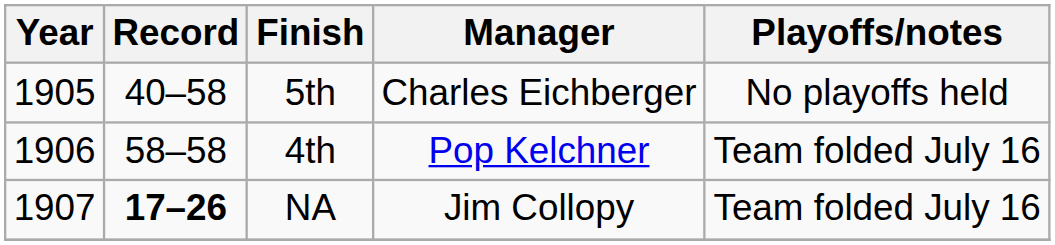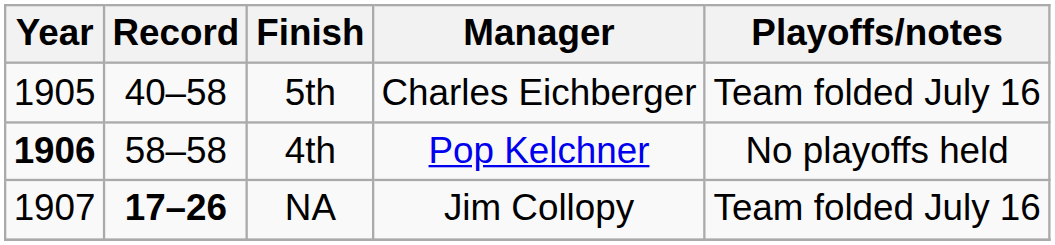(877, 92) No playoffs held -> (877, 92) Team folded July 16
(55, 150) normal -> (55, 150) bold
(877, 150) Team folded July 16 -> (877, 150) No playoffs held
